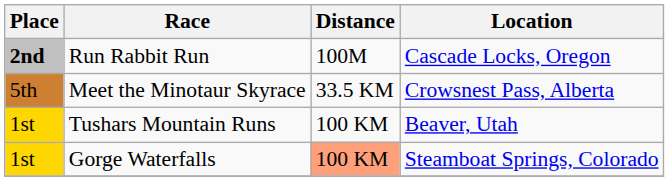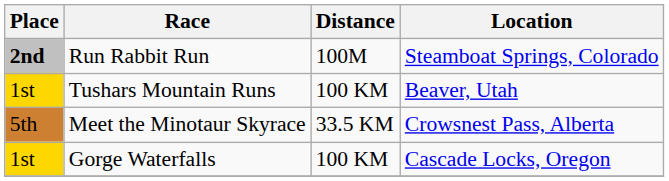(508, 55) Cascade Locks, Oregon -> (532, 55) Steamboat Springs, Colorado
rows swapped: (172, 124) <-> (187, 90)
(352, 158) lightsalmon background -> (352, 158) no background
(532, 158) Steamboat Springs, Colorado -> (508, 158) Cascade Locks, Oregon
